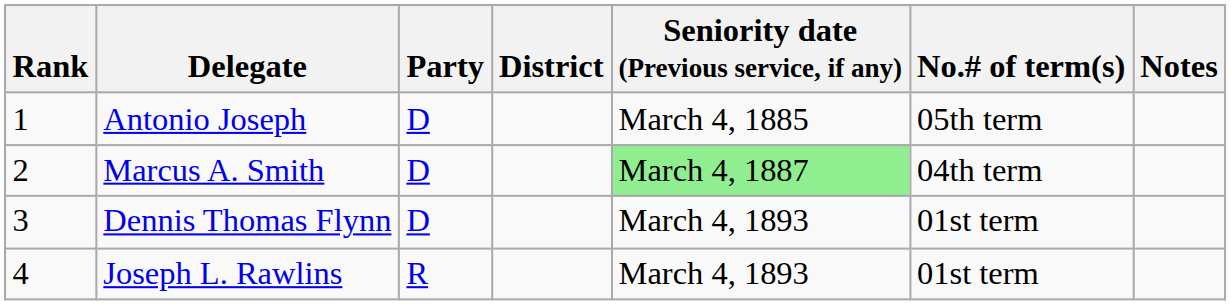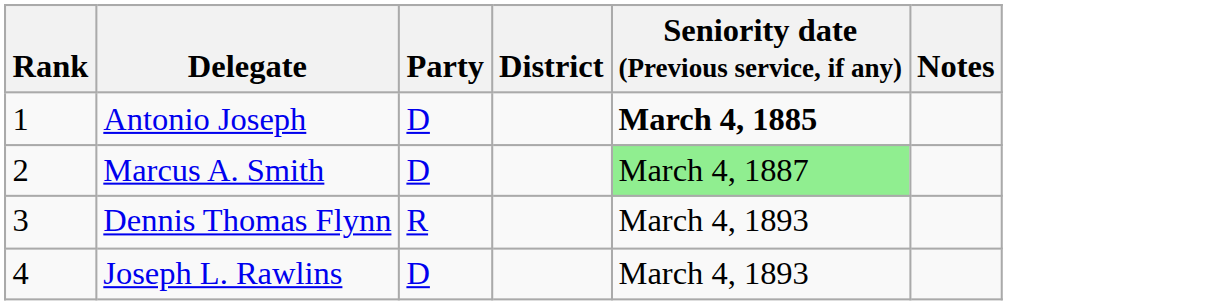- column: (1021, 66)
(714, 118) normal -> (718, 118) bold
(418, 221) D -> (417, 221) R
(417, 272) R -> (418, 272) D
